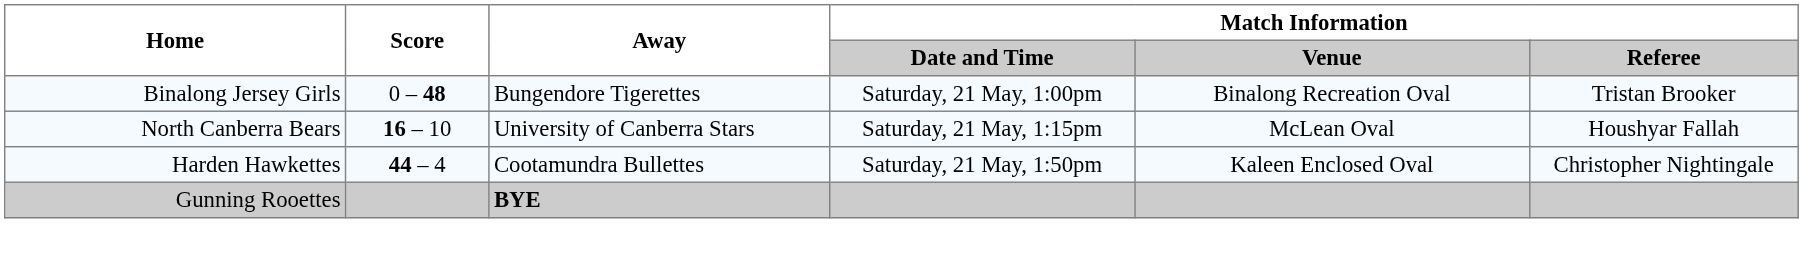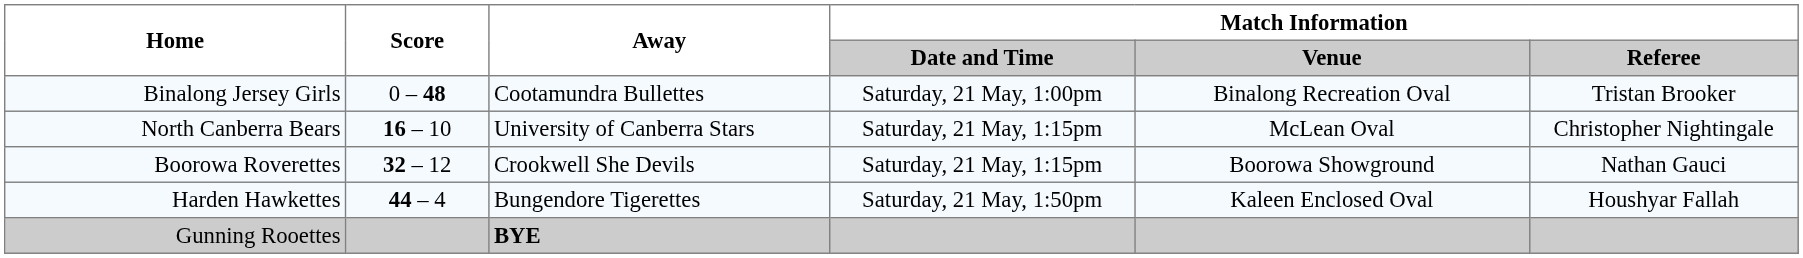(597, 93) Bungendore Tigerettes -> (599, 93) Cootamundra Bullettes
(1664, 128) Houshyar Fallah -> (1664, 128) Christopher Nightingale
+ row: (247, 164)
(599, 164) Cootamundra Bullettes -> (597, 199) Bungendore Tigerettes
(1664, 164) Christopher Nightingale -> (1664, 199) Houshyar Fallah
